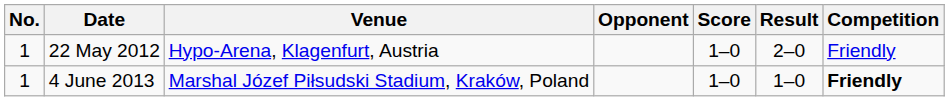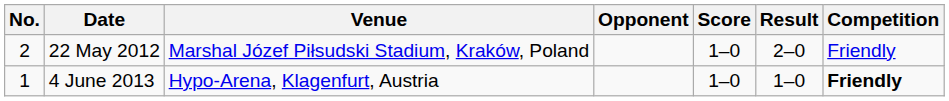(24, 50) 1 -> (24, 50) 2
(304, 50) Hypo-Arena, Klagenfurt, Austria -> (379, 50) Marshal Józef Piłsudski Stadium, Kraków, Poland
(379, 80) Marshal Józef Piłsudski Stadium, Kraków, Poland -> (304, 80) Hypo-Arena, Klagenfurt, Austria
